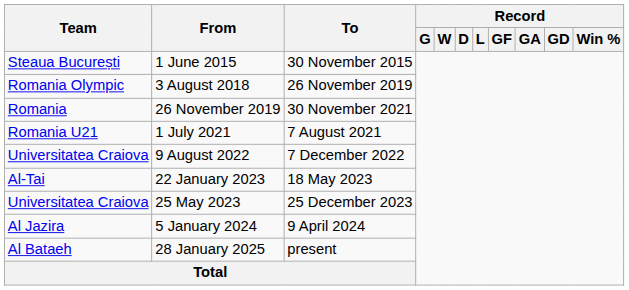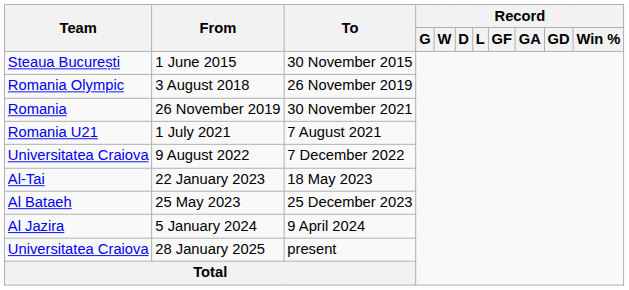(78, 202) Universitatea Craiova -> (40, 202) Al Bataeh
(40, 249) Al Bataeh -> (78, 249) Universitatea Craiova
